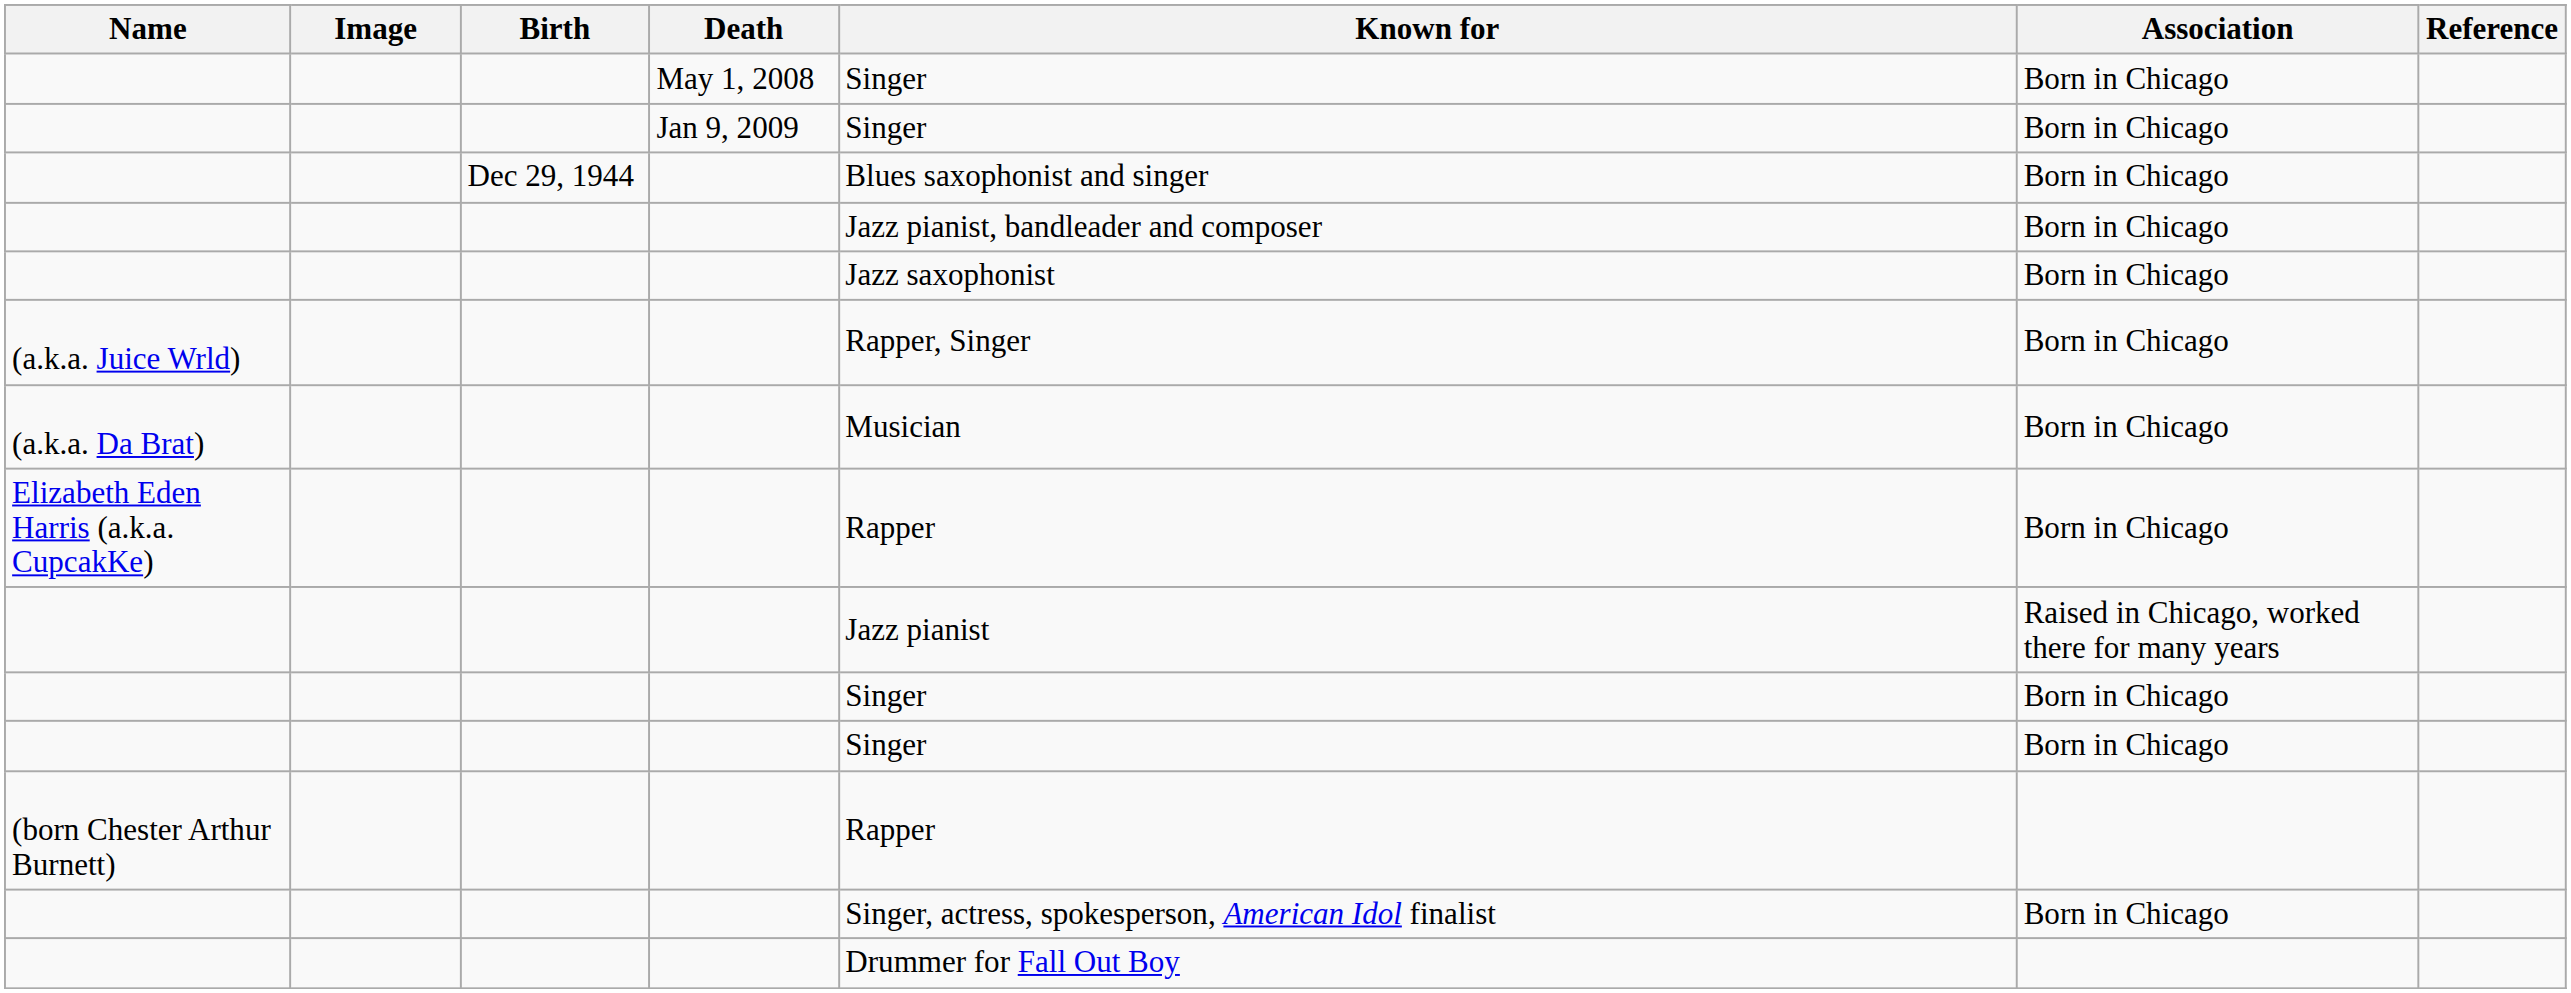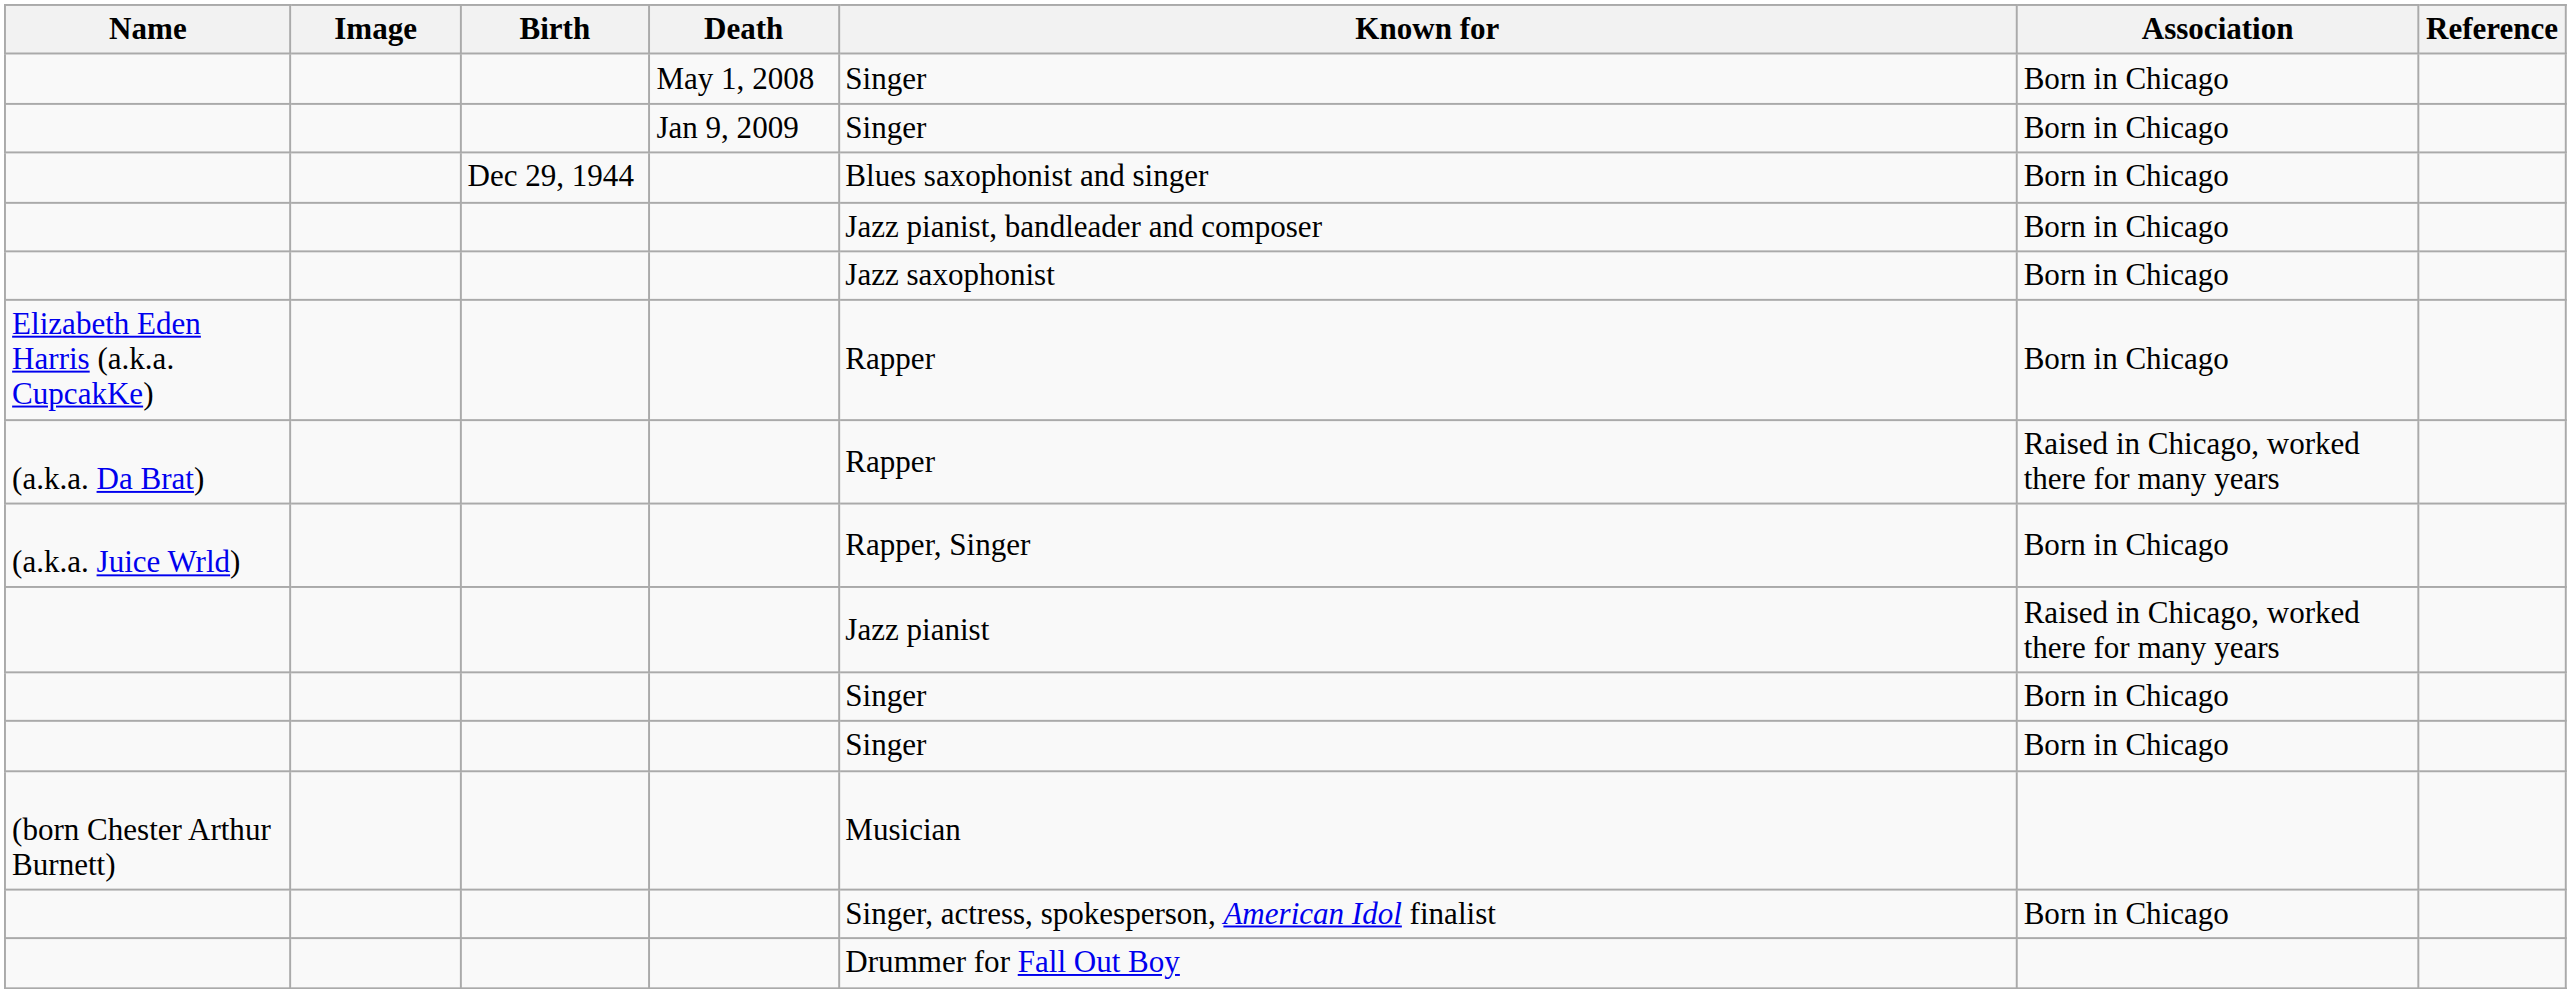rows swapped: (107, 527) <-> (126, 359)
(903, 426) Musician -> (890, 461) Rapper
(2126, 426) Born in Chicago -> (2192, 461) Raised in Chicago, worked there for many years
(890, 829) Rapper -> (903, 829) Musician
